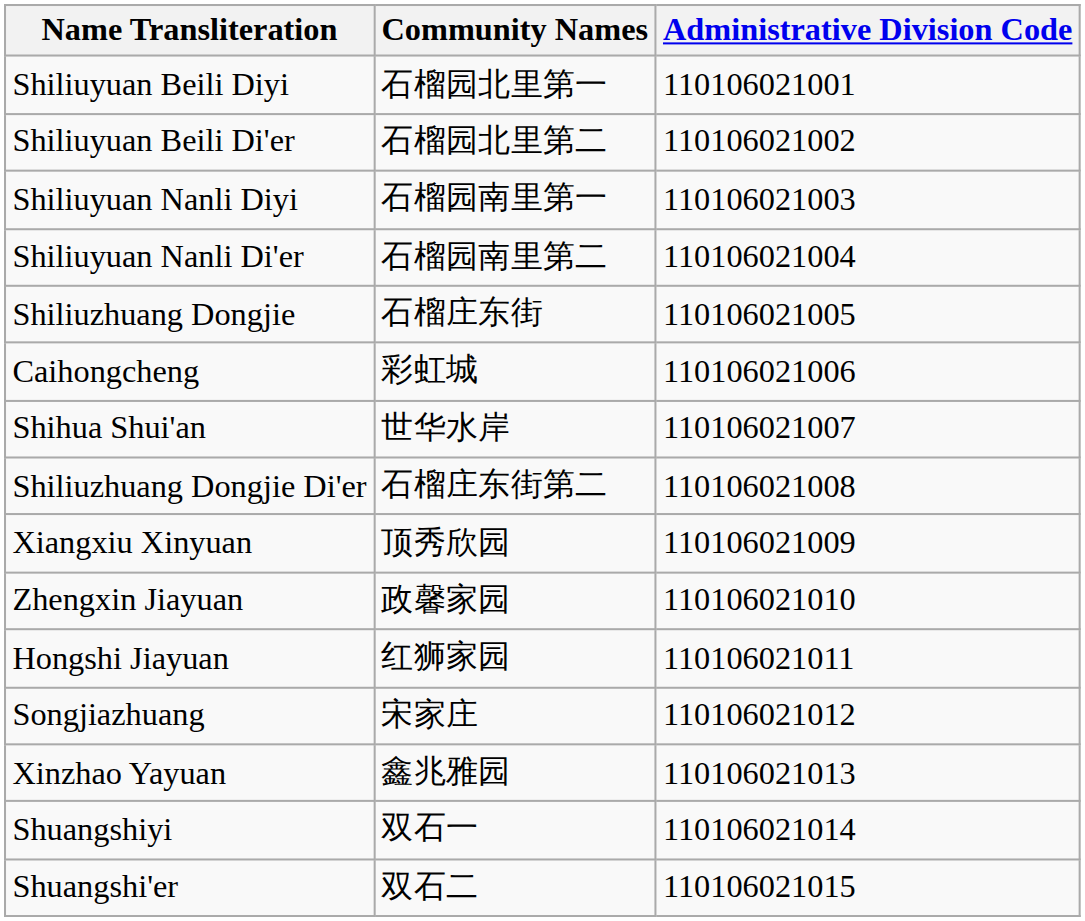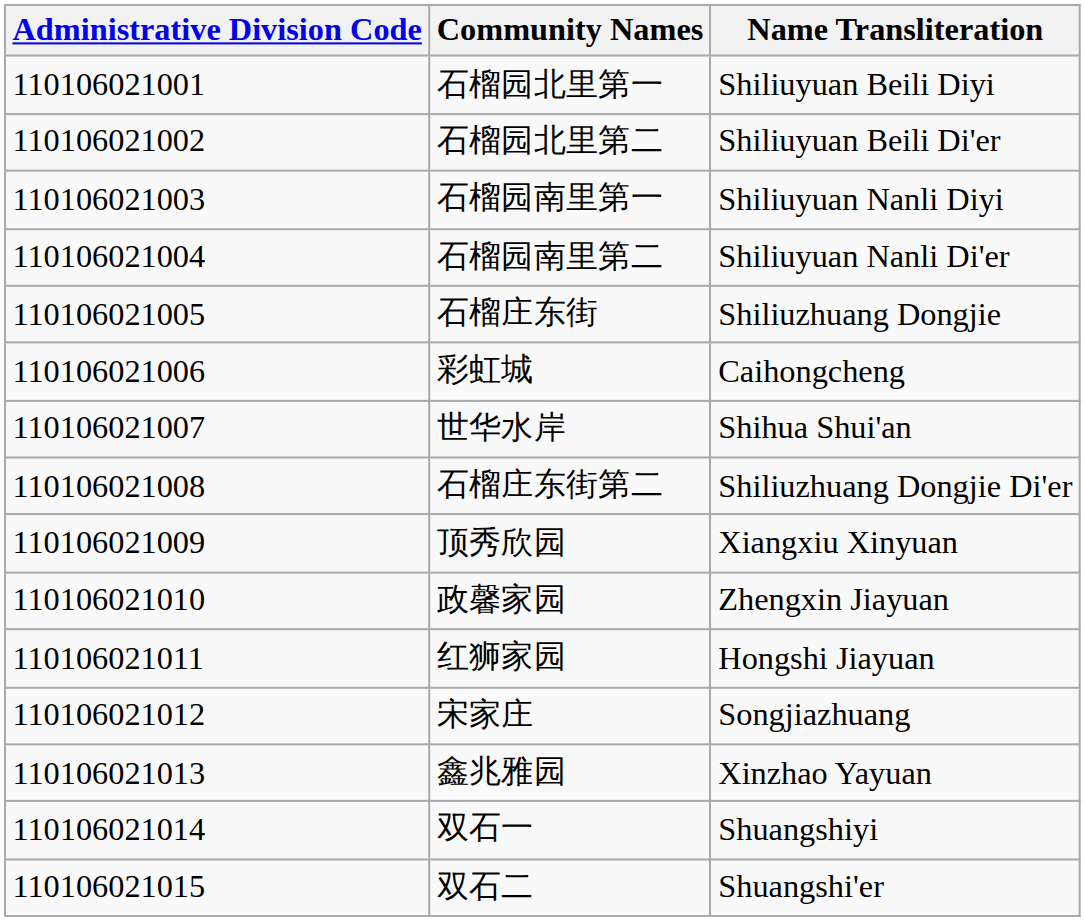columns swapped: (868, 30) <-> (189, 30)
